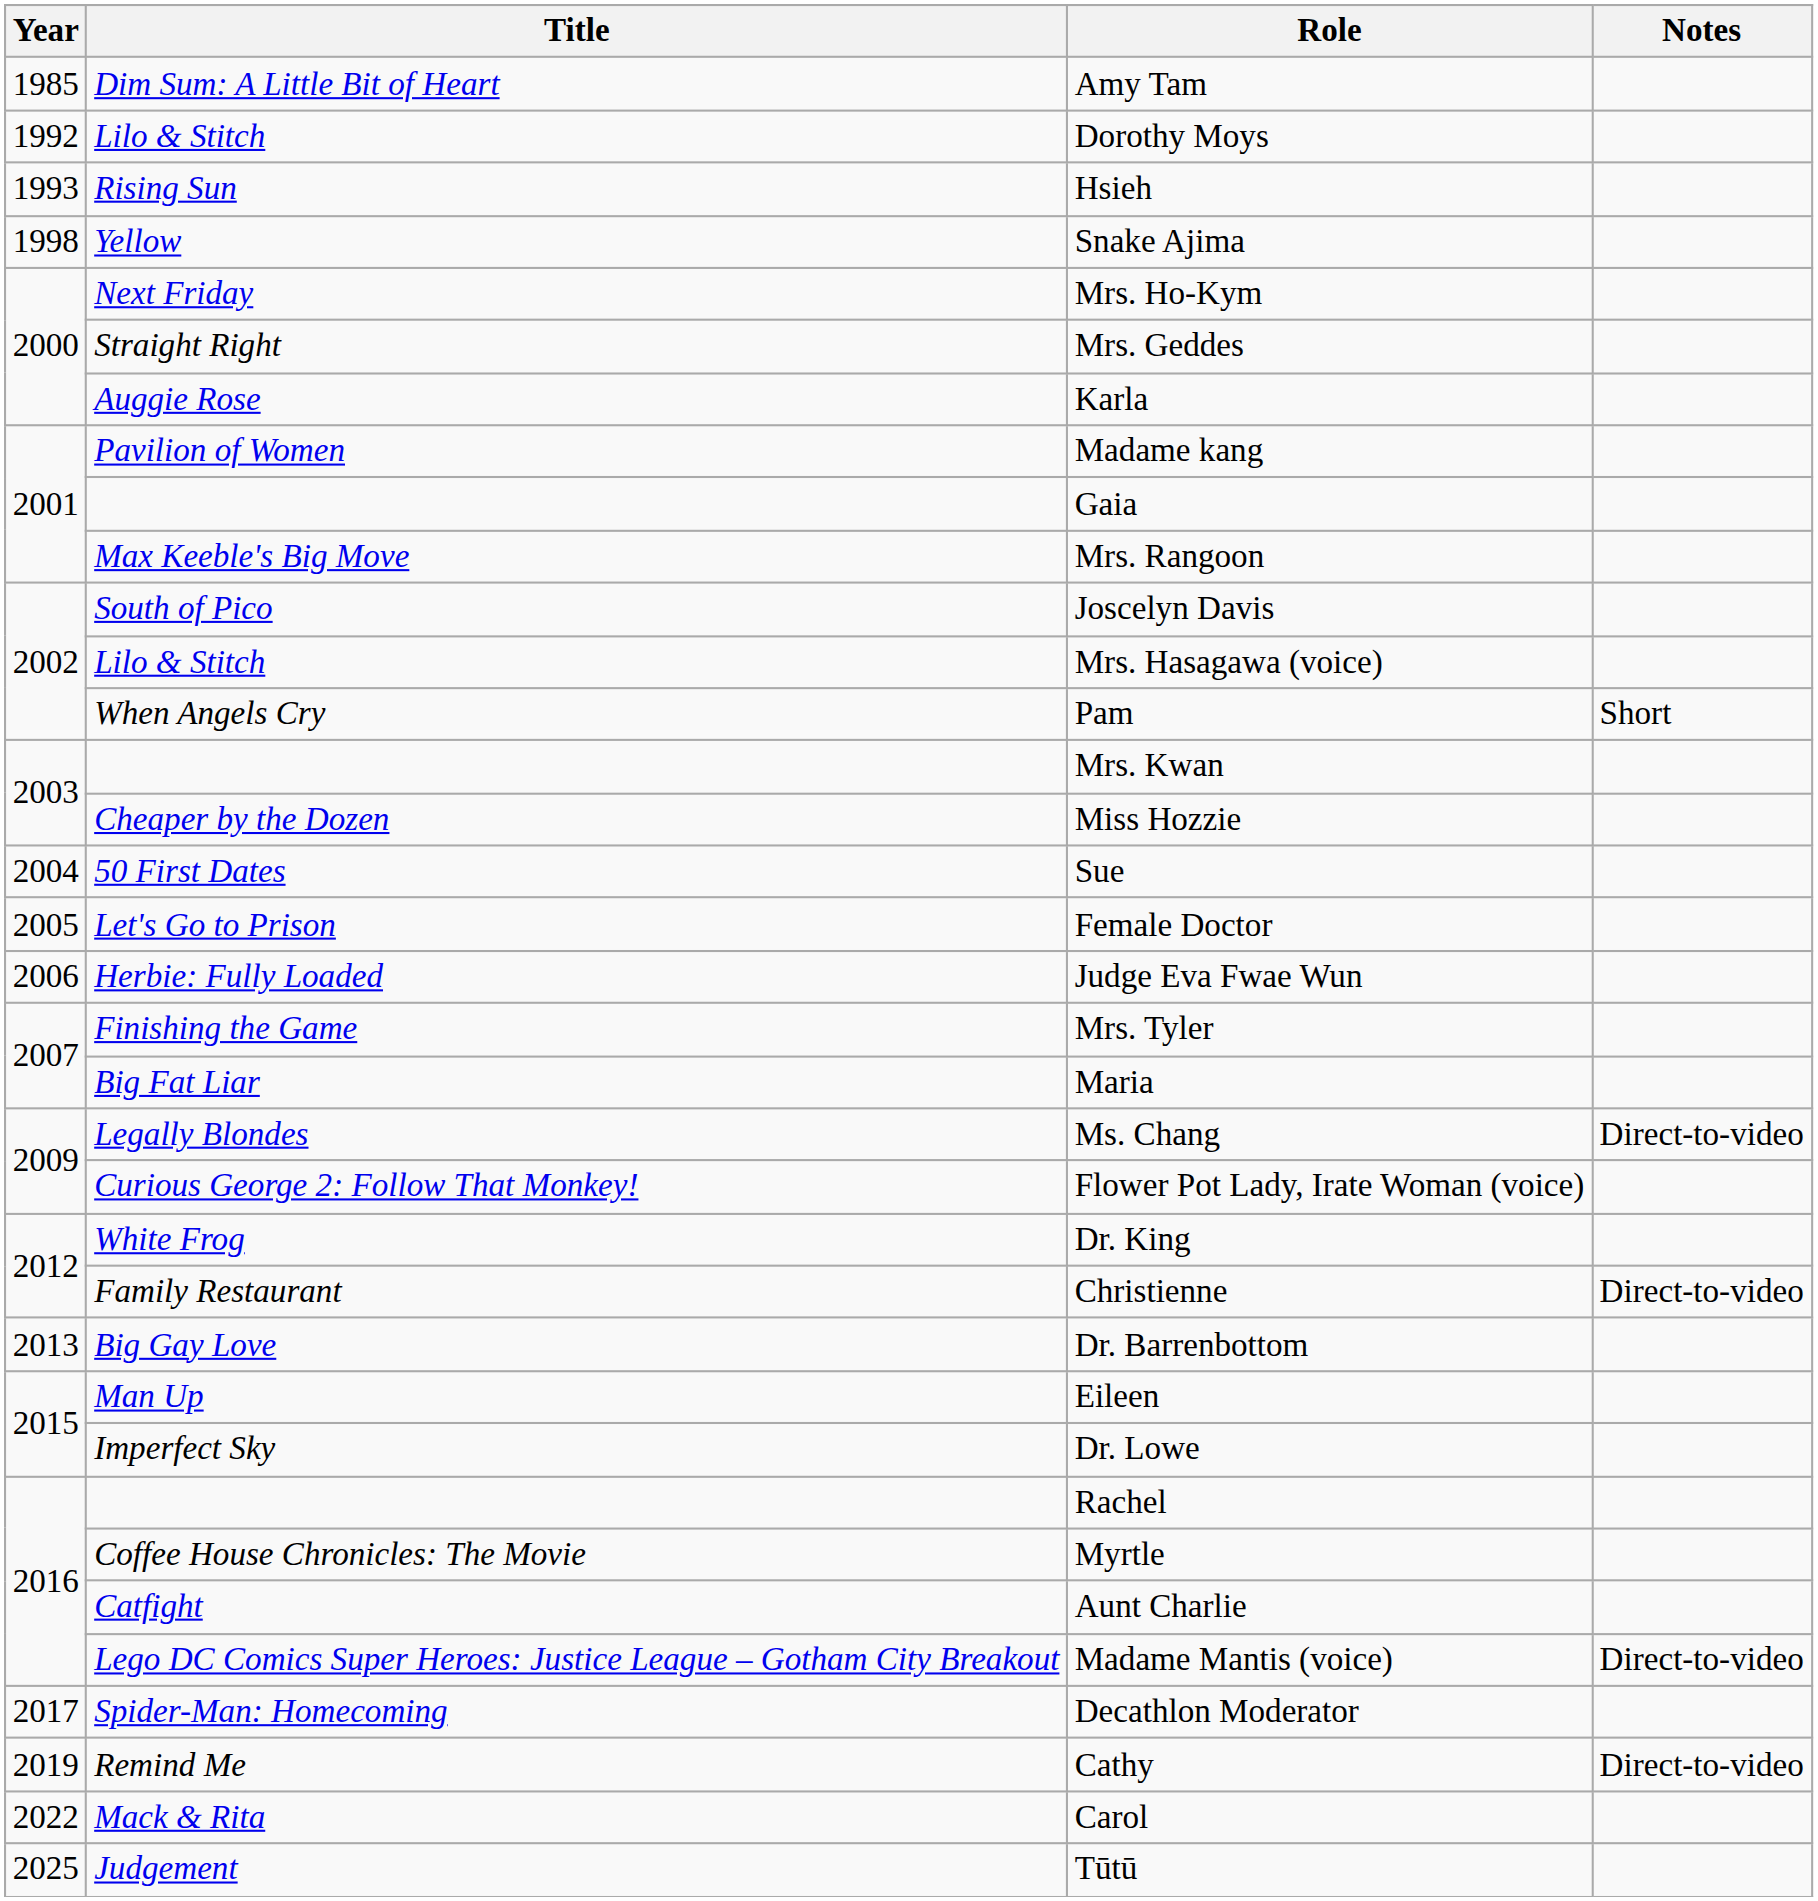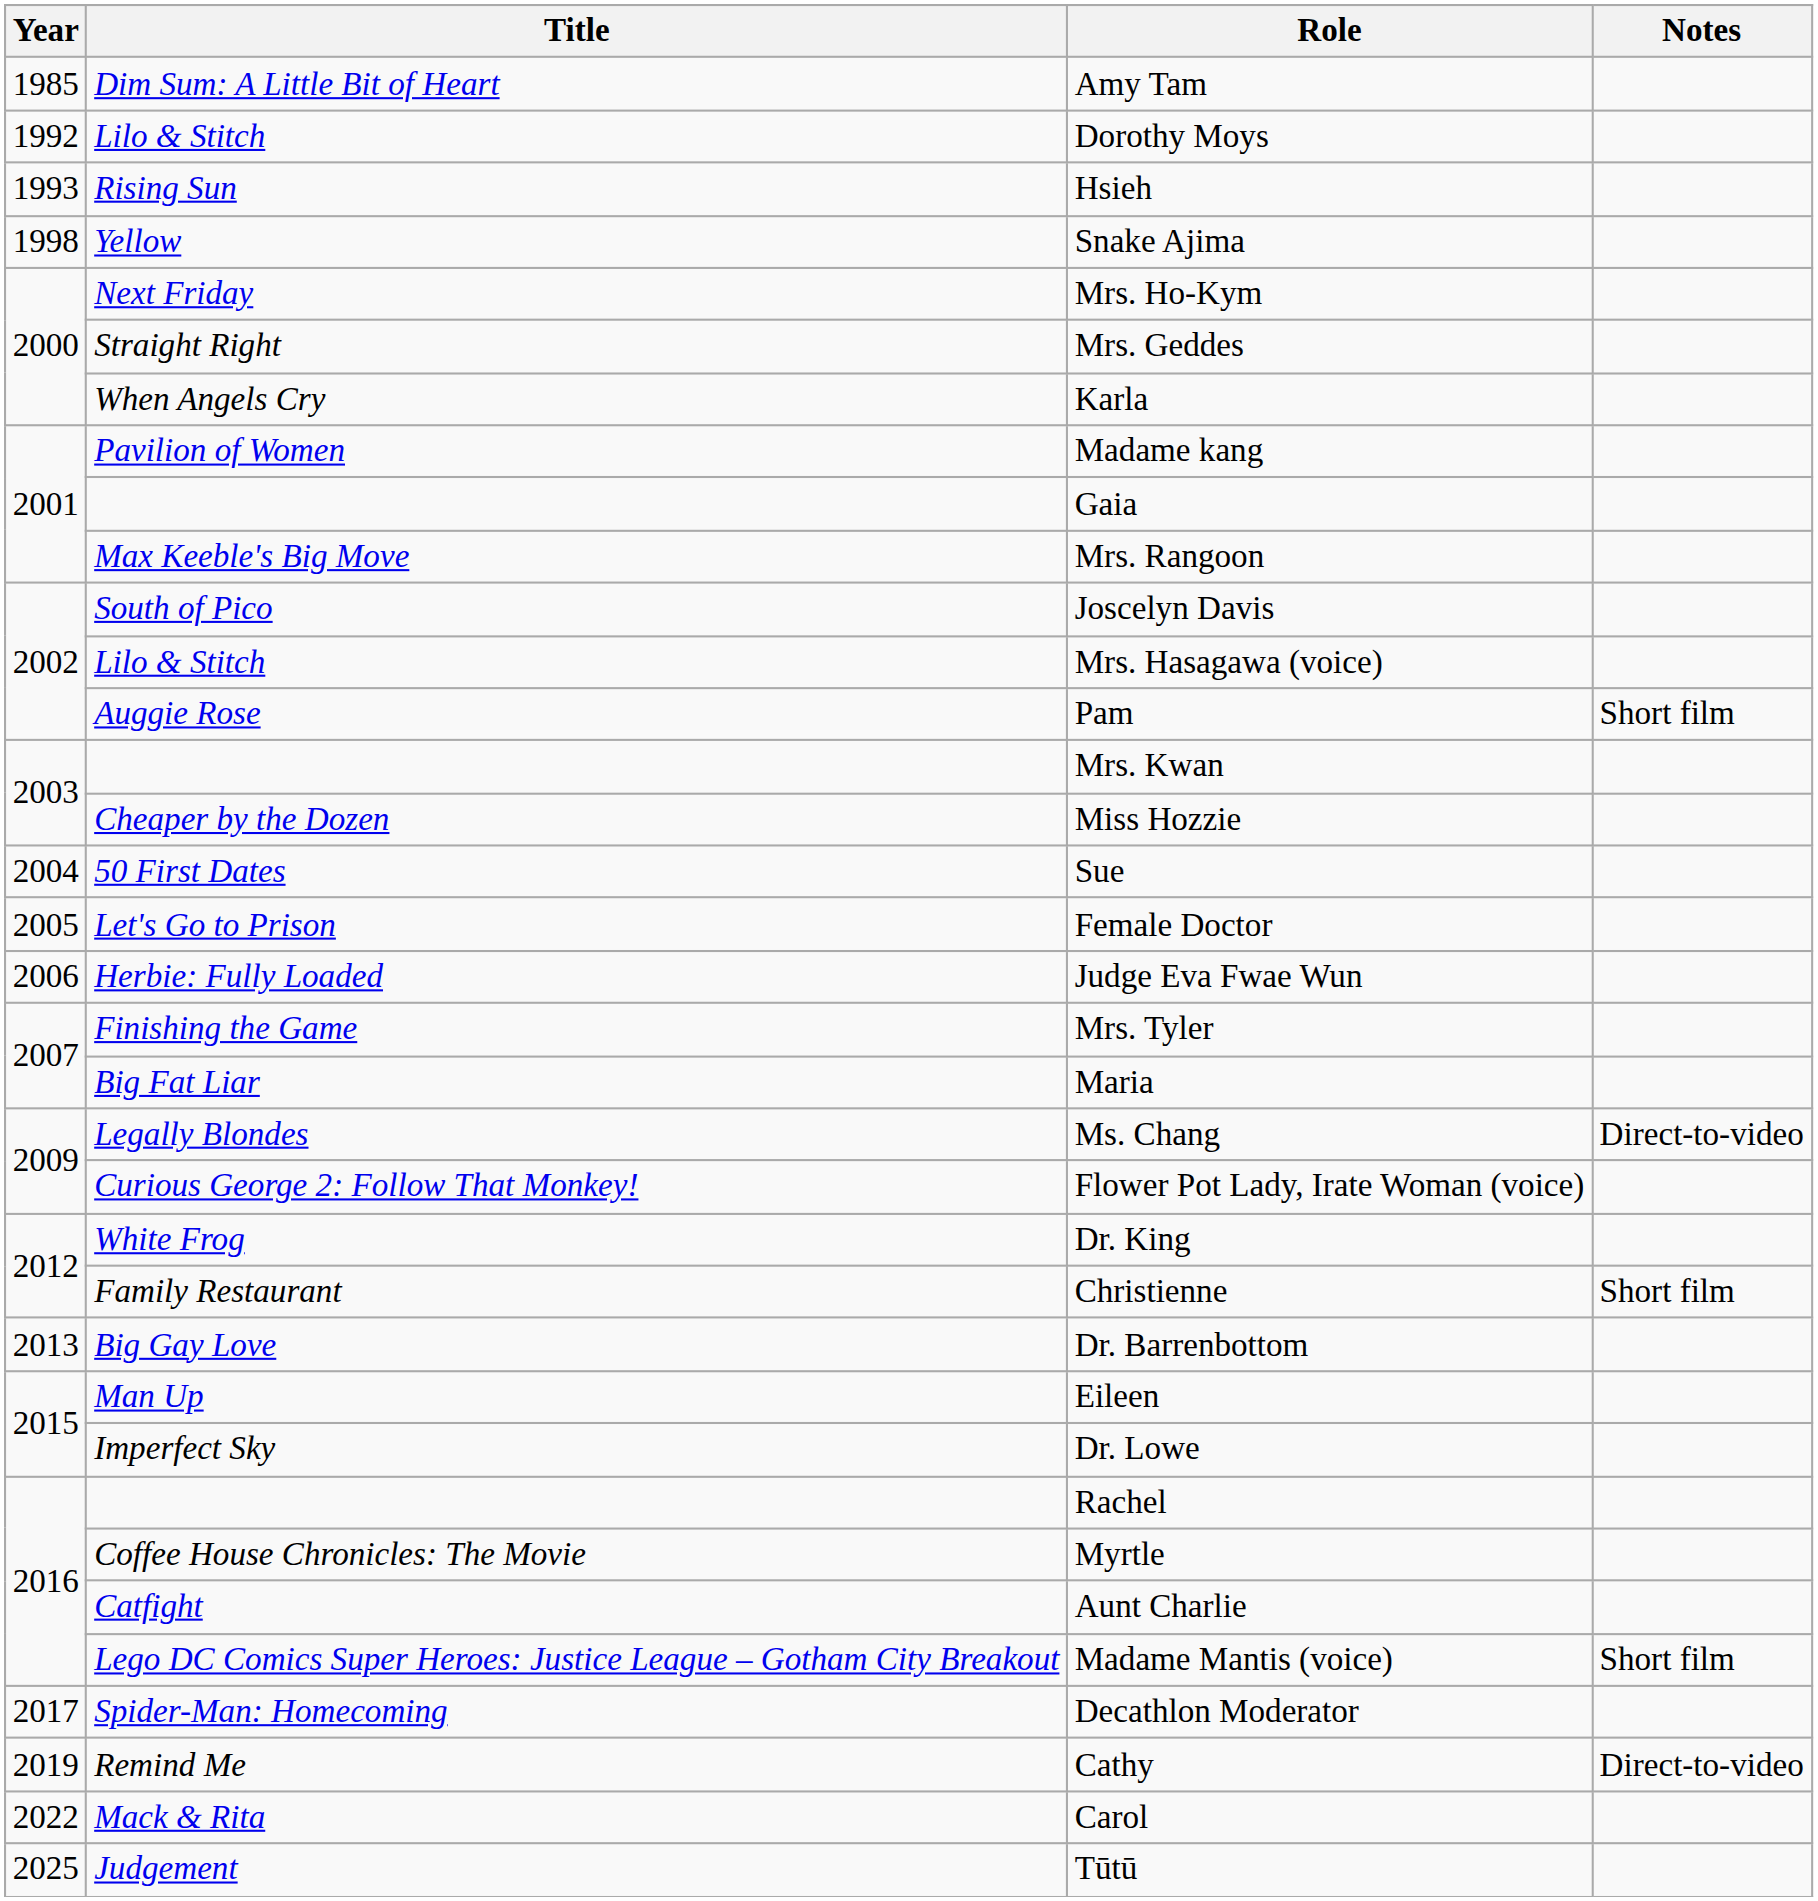(177, 398) Auggie Rose -> (210, 398) When Angels Cry
(210, 713) When Angels Cry -> (177, 713) Auggie Rose
(1635, 713) Short -> (1667, 713) Short film
(1702, 1291) Direct-to-video -> (1667, 1291) Short film
(1702, 1659) Direct-to-video -> (1667, 1659) Short film
